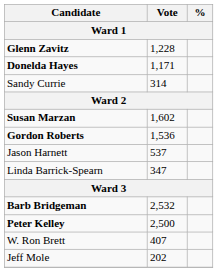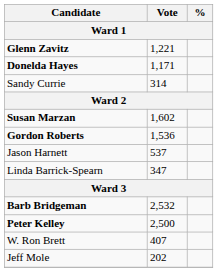(162, 48) 1,228 -> (162, 48) 1,221
